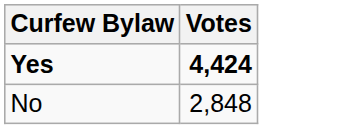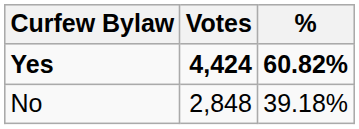+ column: (306, 24)
